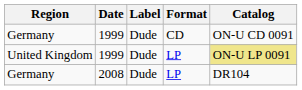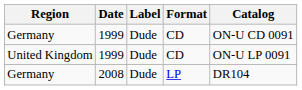(174, 54) LP -> (175, 54) CD
(252, 54) khaki background -> (252, 54) no background
